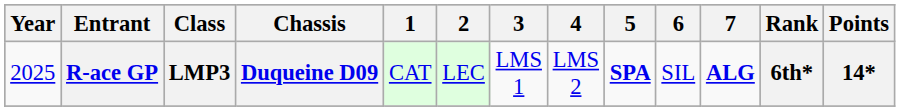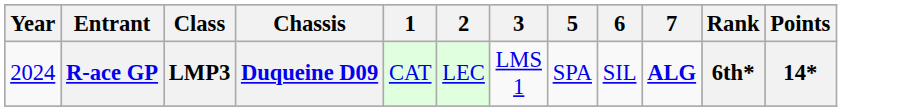- column: (576, 22)
(33, 73) 2025 -> (33, 73) 2024
(630, 73) bold -> (572, 73) normal
